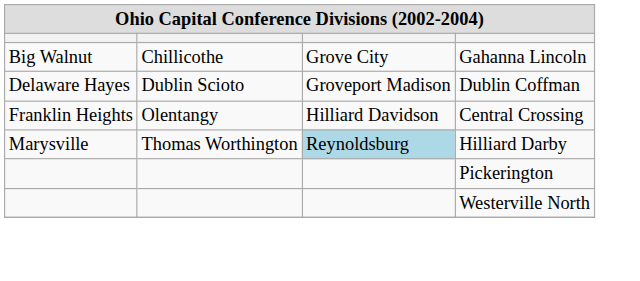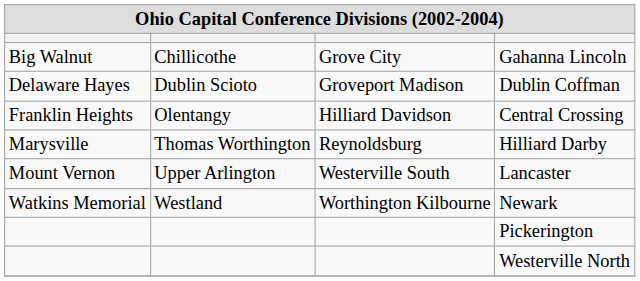(358, 144) lightblue background -> (370, 144) no background
+ row: (535, 173)
+ row: (528, 202)
